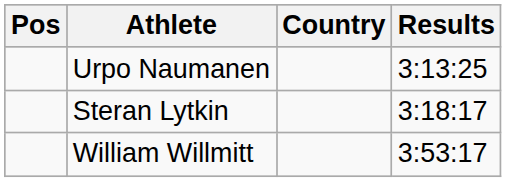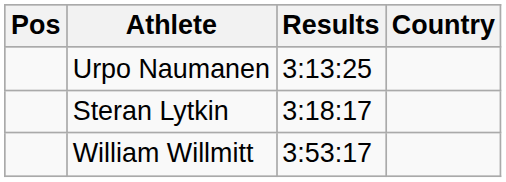columns swapped: (334, 25) <-> (446, 25)
